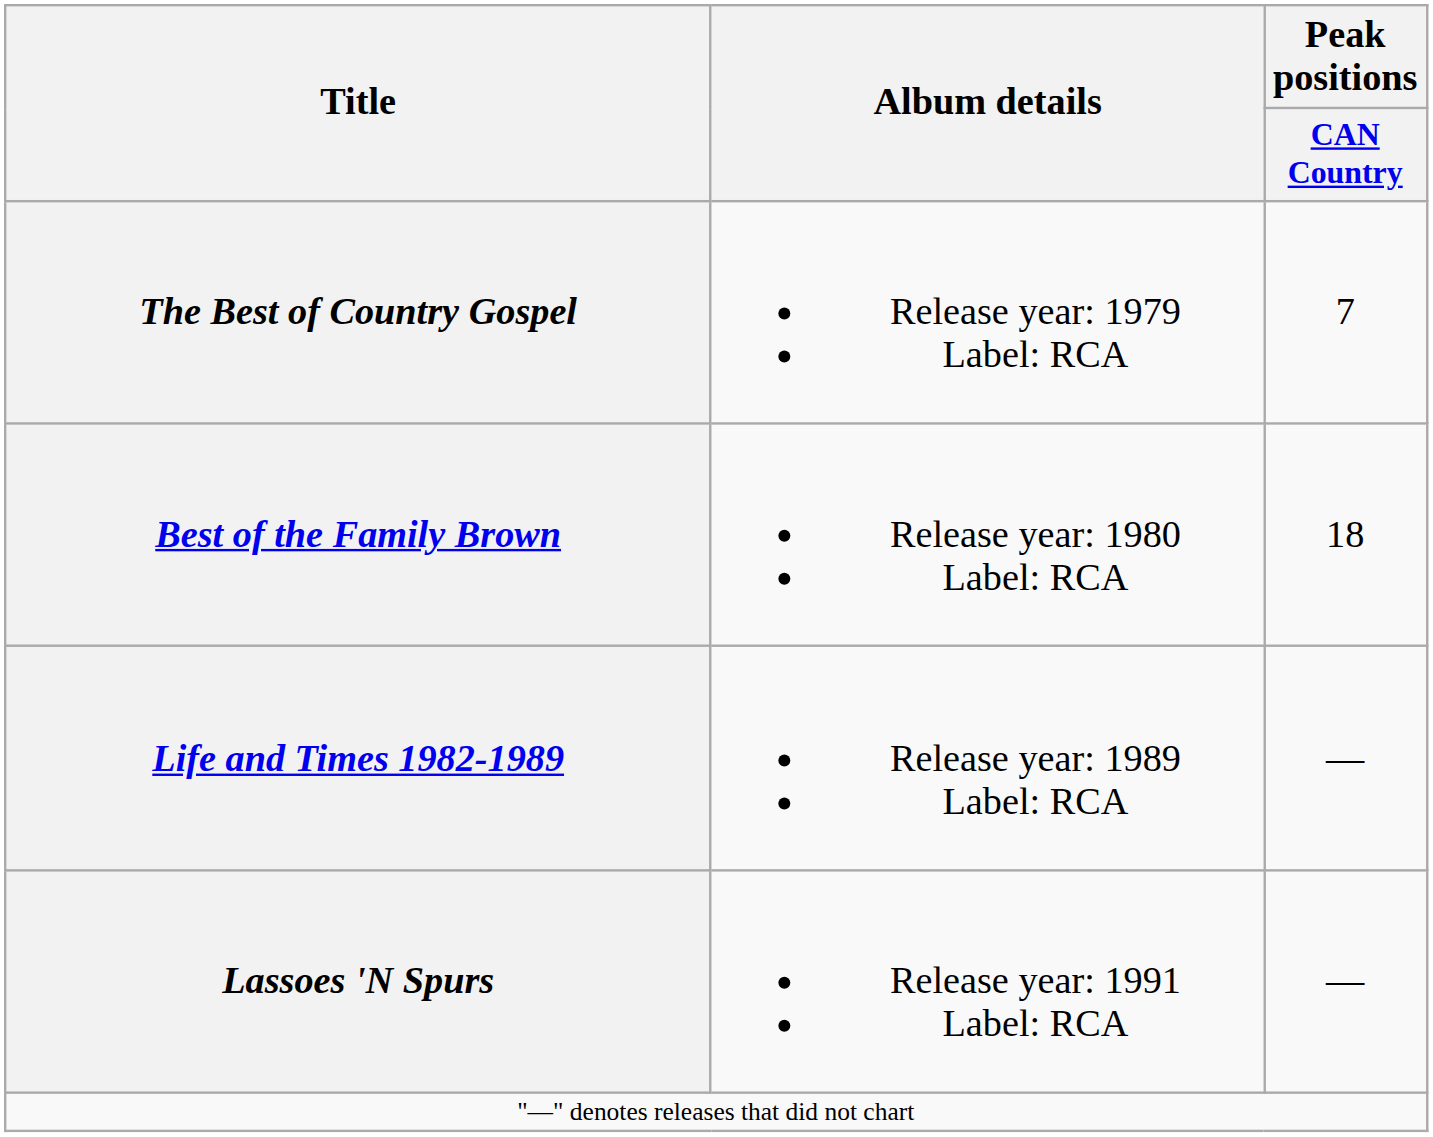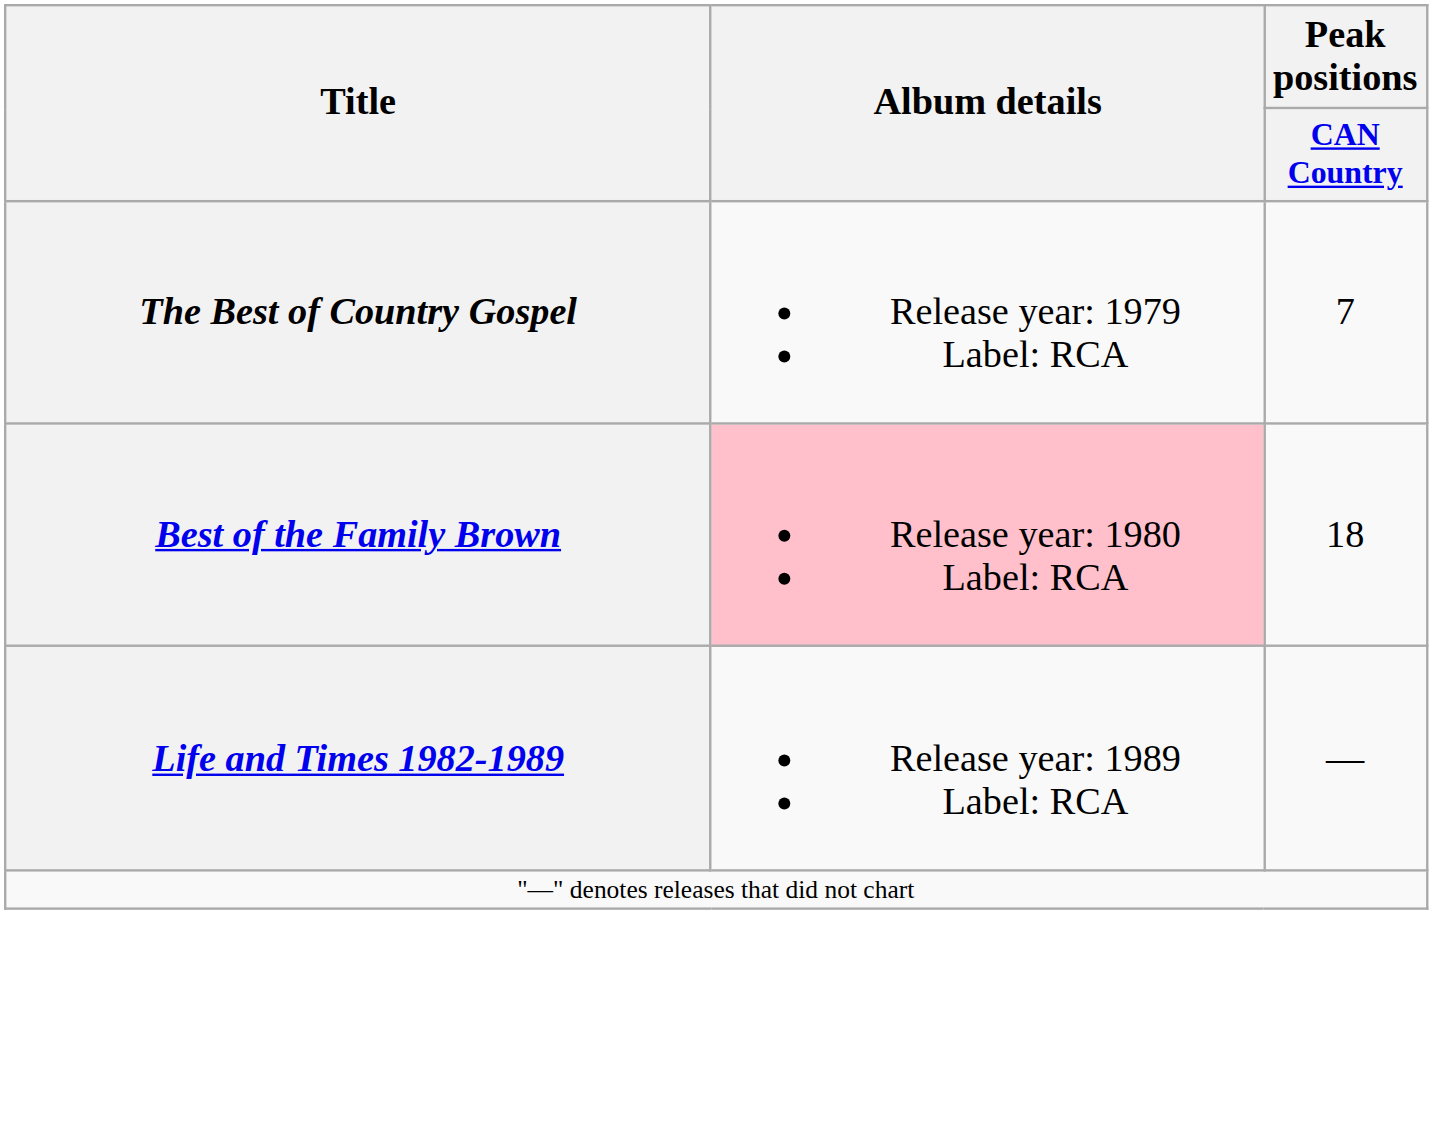(988, 557) no background -> (988, 557) pink background
- row: (358, 980)
